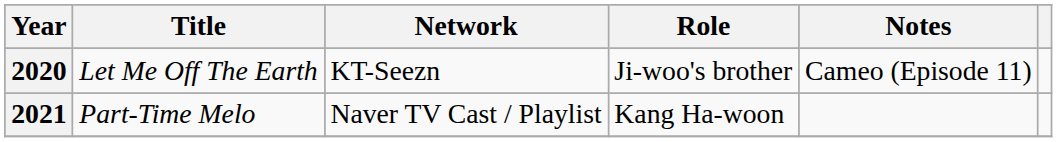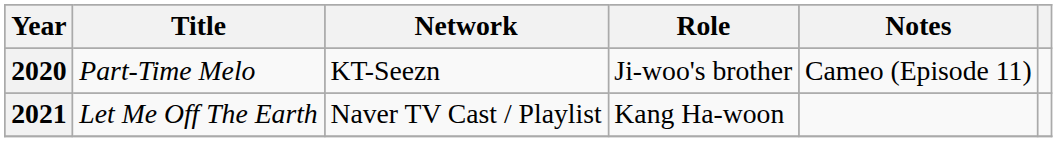(199, 70) Let Me Off The Earth -> (167, 70) Part-Time Melo
(167, 114) Part-Time Melo -> (199, 114) Let Me Off The Earth
